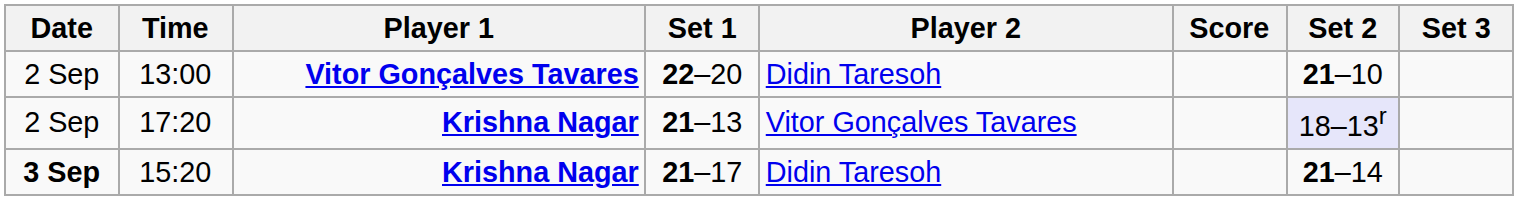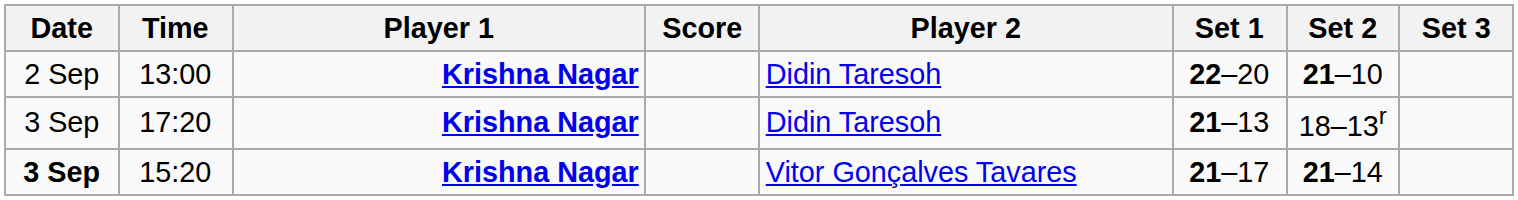columns swapped: (1229, 28) <-> (702, 28)
(472, 74) Vitor Gonçalves Tavares -> (540, 74) Krishna Nagar
(62, 123) 2 Sep -> (62, 123) 3 Sep
(921, 123) Vitor Gonçalves Tavares -> (853, 123) Didin Taresoh
(1343, 123) lavender background -> (1343, 123) no background
(853, 172) Didin Taresoh -> (921, 172) Vitor Gonçalves Tavares
